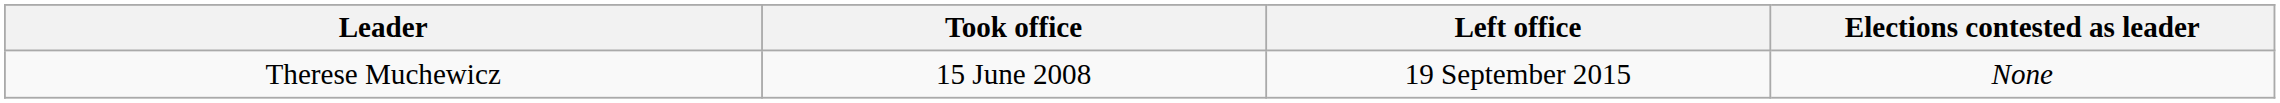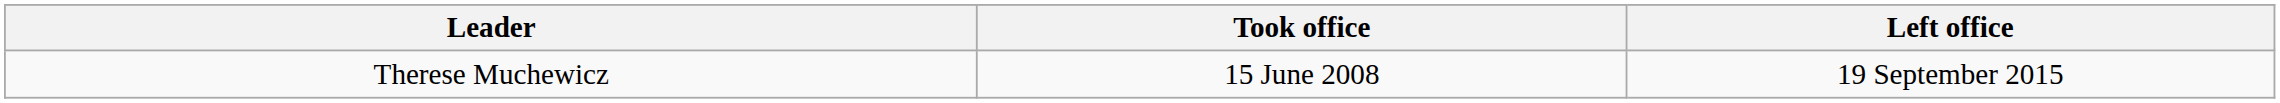- column: (2022, 27)
